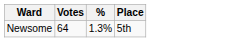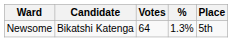+ column: (95, 12)
